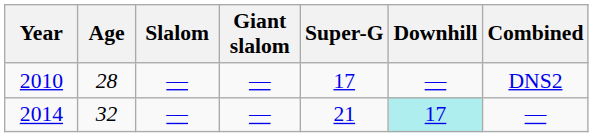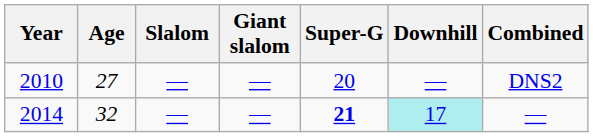(107, 80) 28 -> (107, 80) 27
(344, 80) 17 -> (344, 80) 20
(344, 114) normal -> (344, 114) bold
